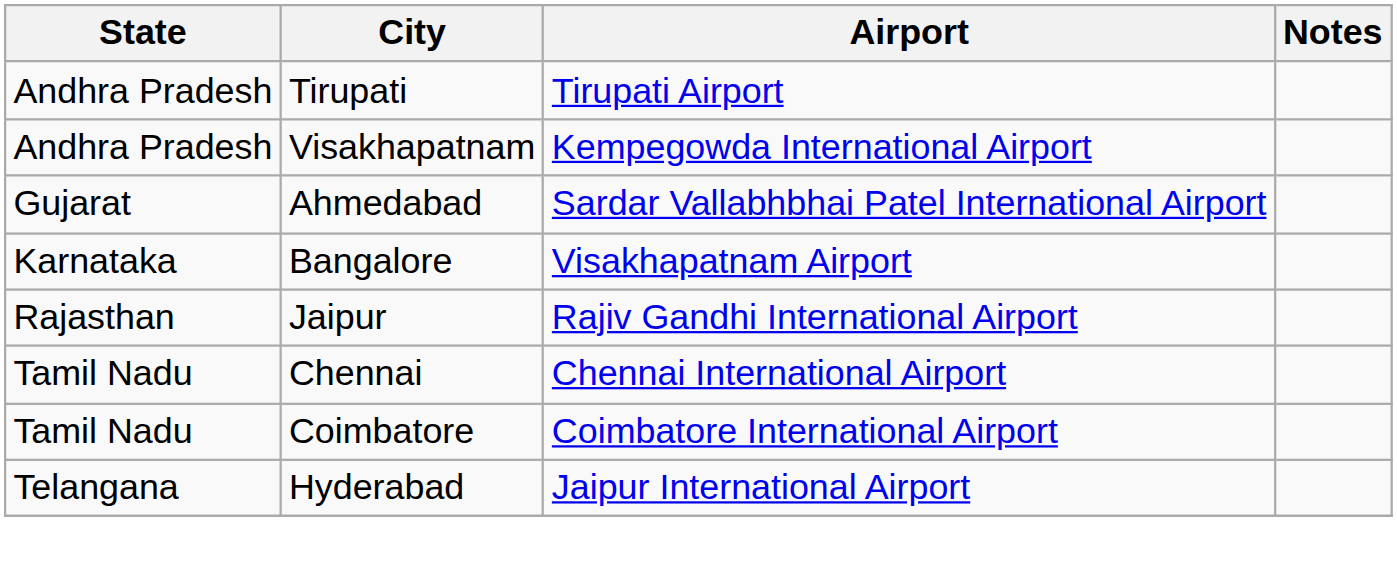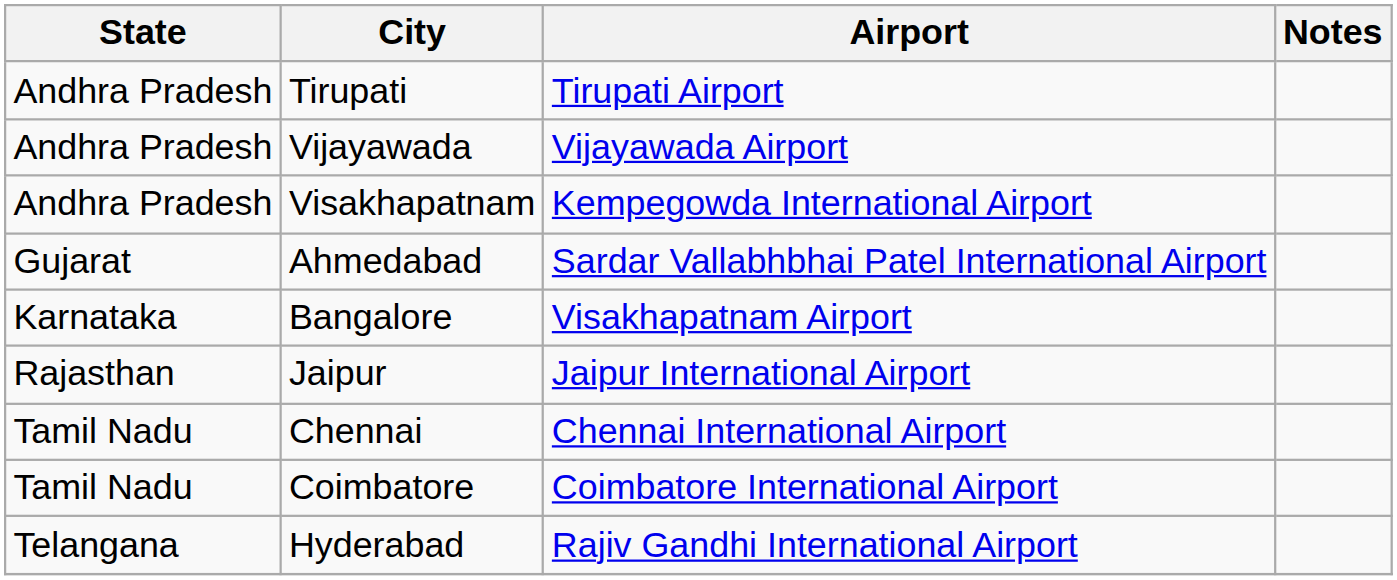+ row: (380, 146)
(815, 317) Rajiv Gandhi International Airport -> (761, 373) Jaipur International Airport
(761, 487) Jaipur International Airport -> (815, 544) Rajiv Gandhi International Airport
